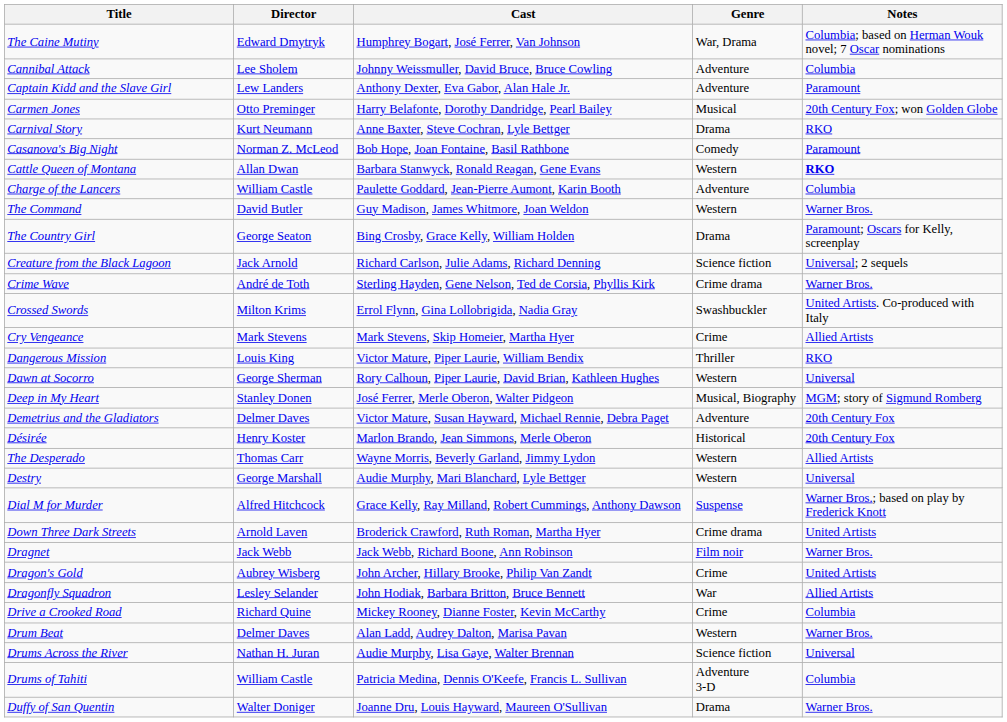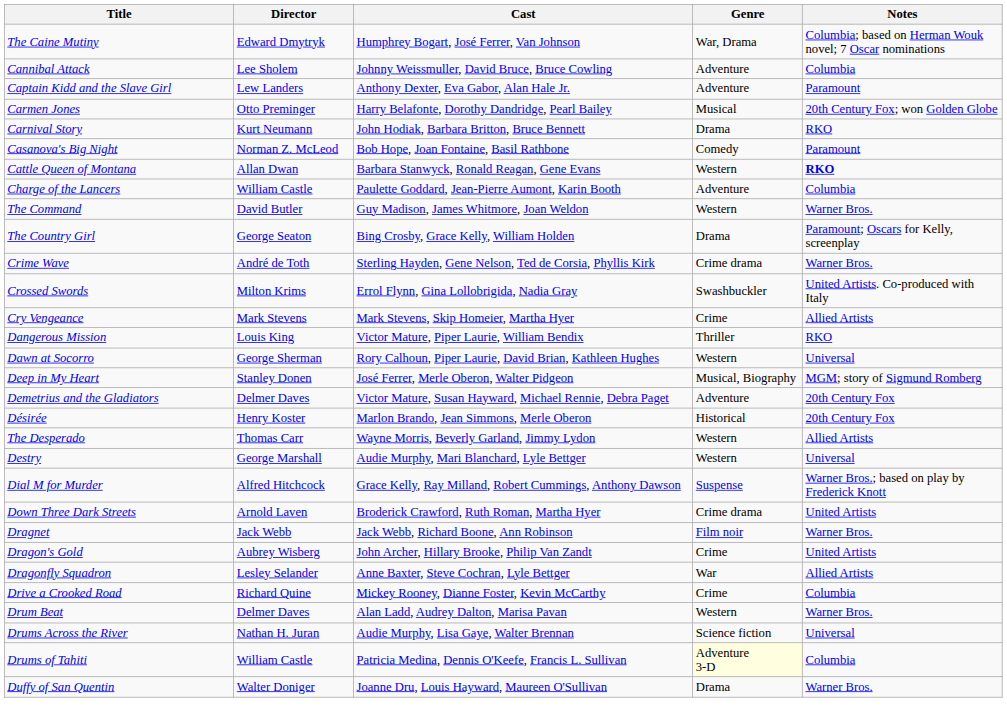(463, 128) Anne Baxter, Steve Cochran, Lyle Bettger -> (471, 128) John Hodiak, Barbara Britton, Bruce Bennett
- row: (89, 263)
(471, 592) John Hodiak, Barbara Britton, Bruce Bennett -> (463, 572) Anne Baxter, Steve Cochran, Lyle Bettger
(722, 679) no background -> (722, 659) lightyellow background
